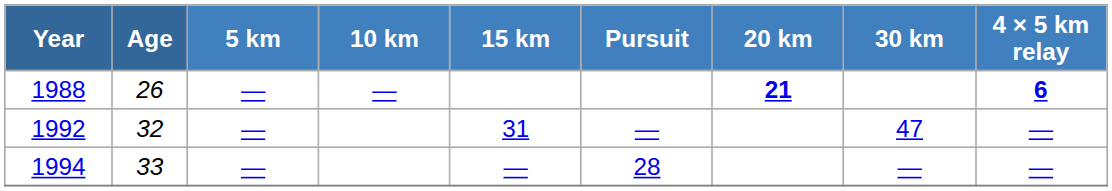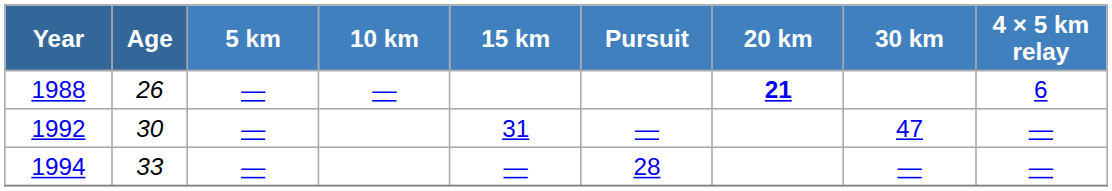(1041, 90) bold -> (1041, 90) normal
(150, 128) 32 -> (150, 128) 30
